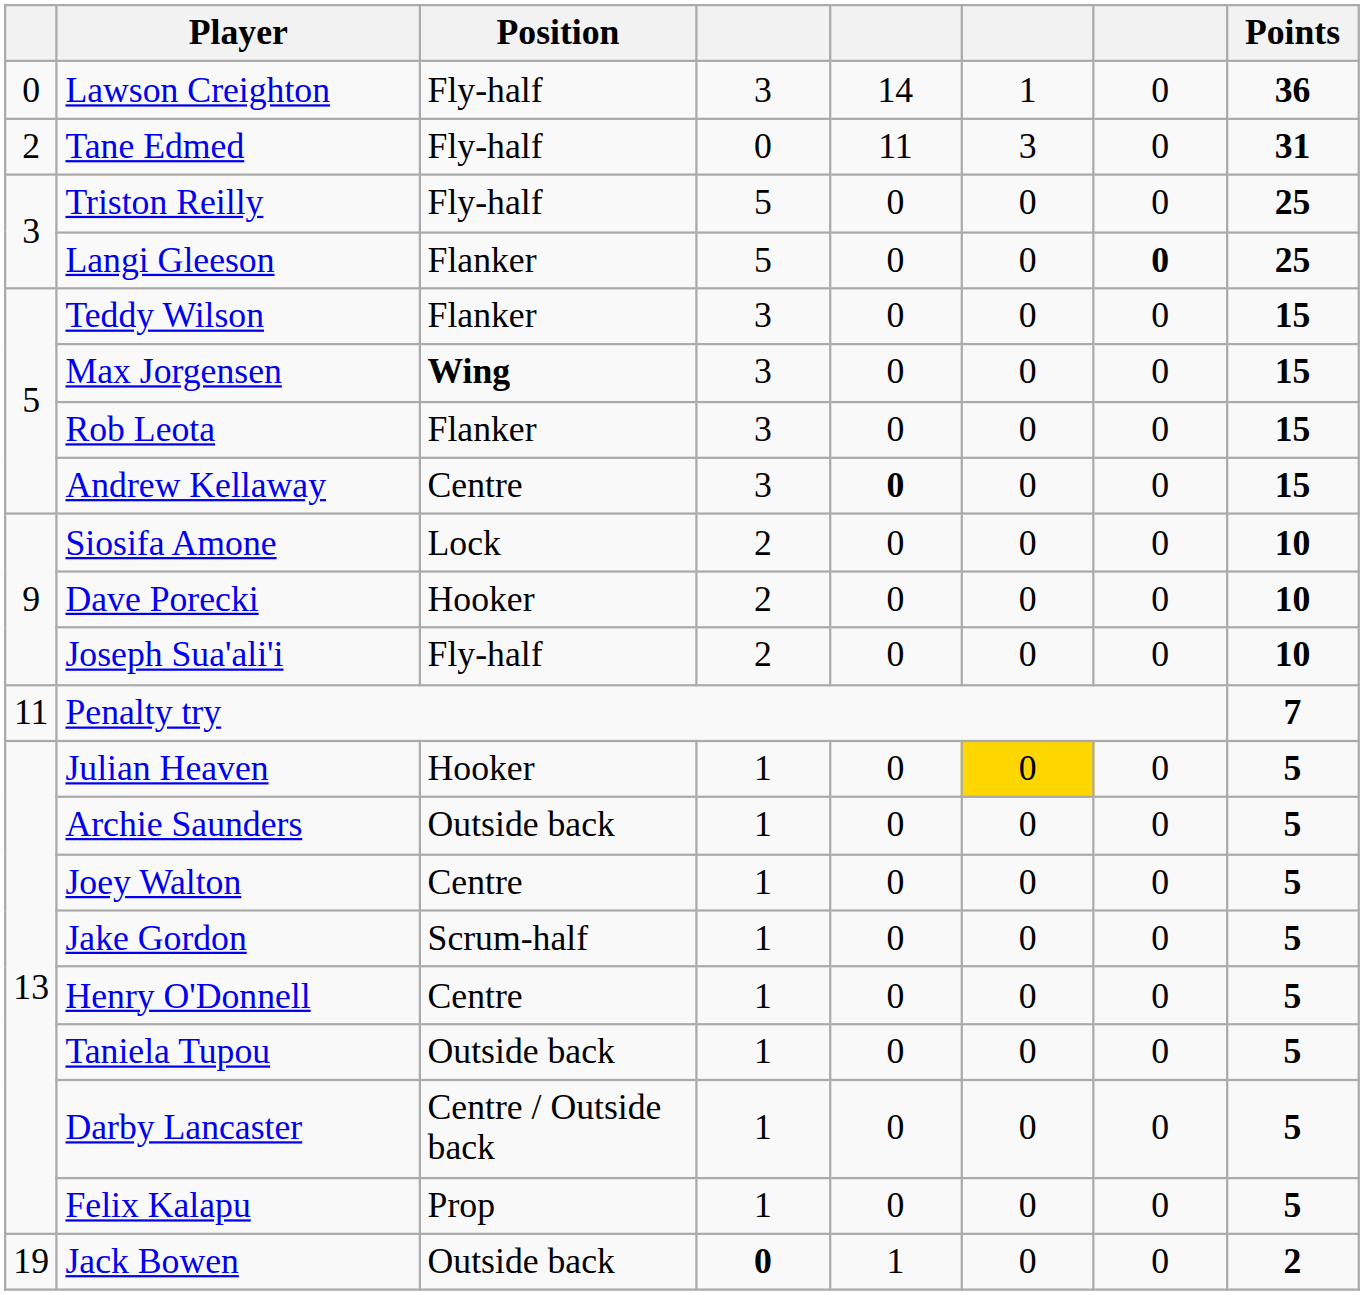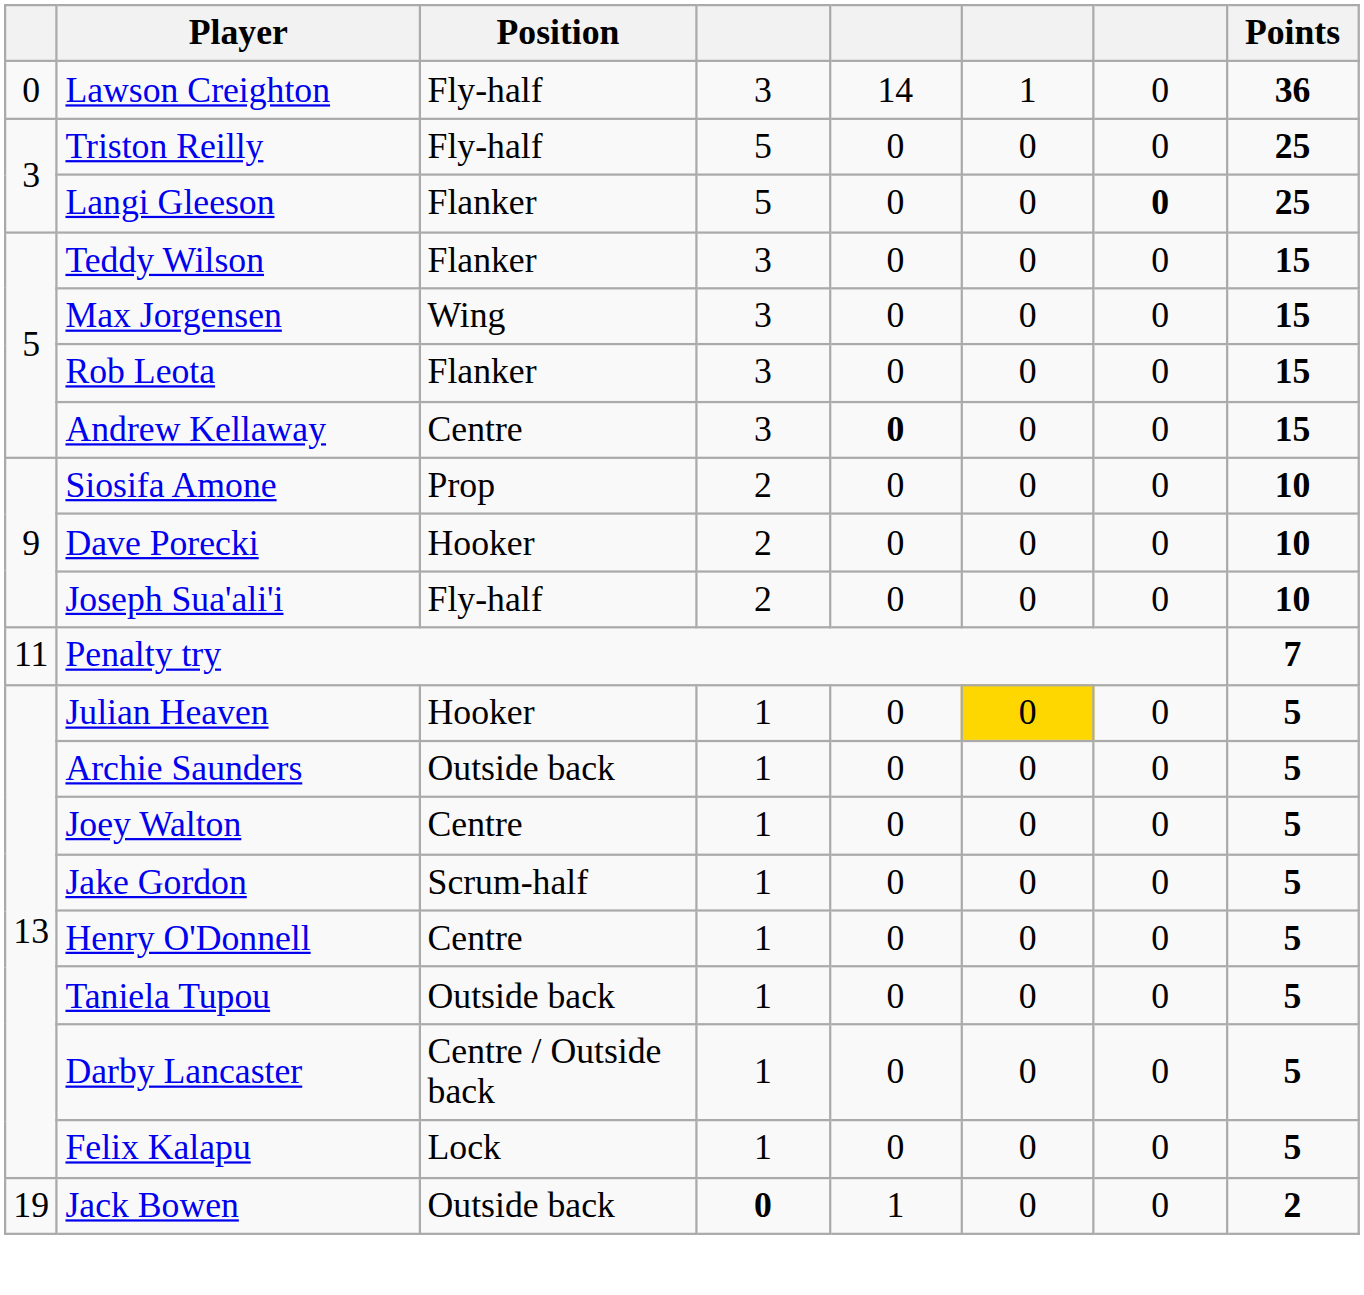- row: (155, 145)
(469, 372) bold -> (466, 315) normal
(464, 542) Lock -> (461, 485) Prop
(461, 1204) Prop -> (464, 1148) Lock
